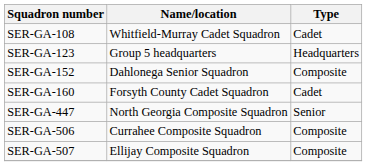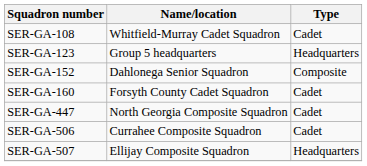(309, 111) Senior -> (308, 111) Cadet
(320, 131) Composite -> (308, 131) Cadet
(320, 151) Composite -> (326, 151) Headquarters
